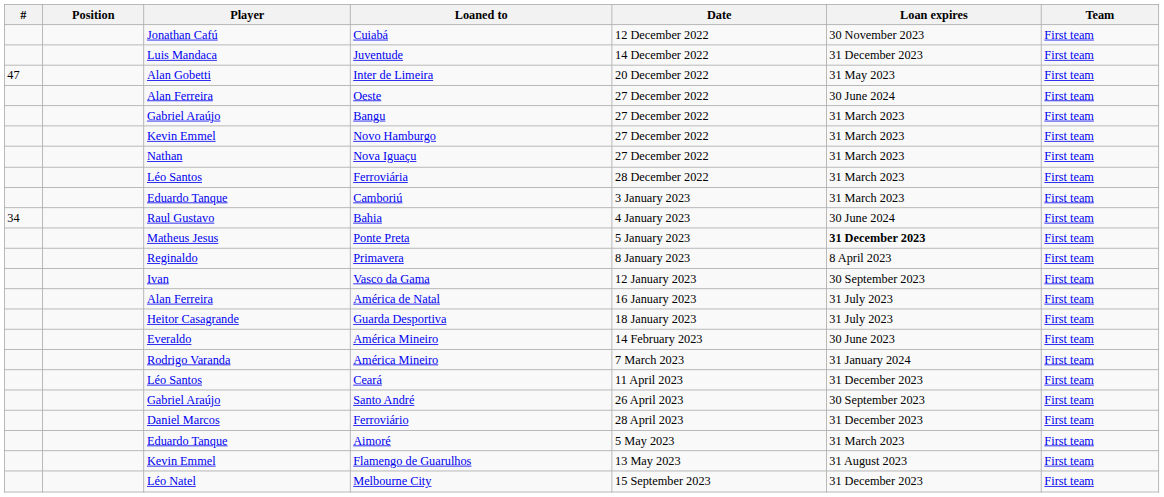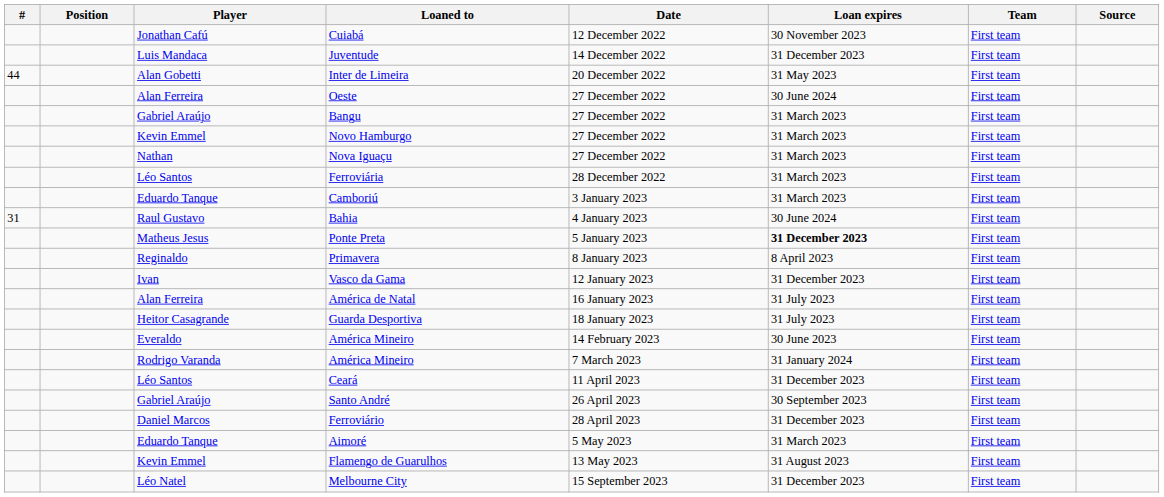+ column: (1117, 14)
(13, 75) 47 -> (13, 75) 44
(13, 217) 34 -> (13, 217) 31
(877, 278) 30 September 2023 -> (818, 278) 31 December 2023
